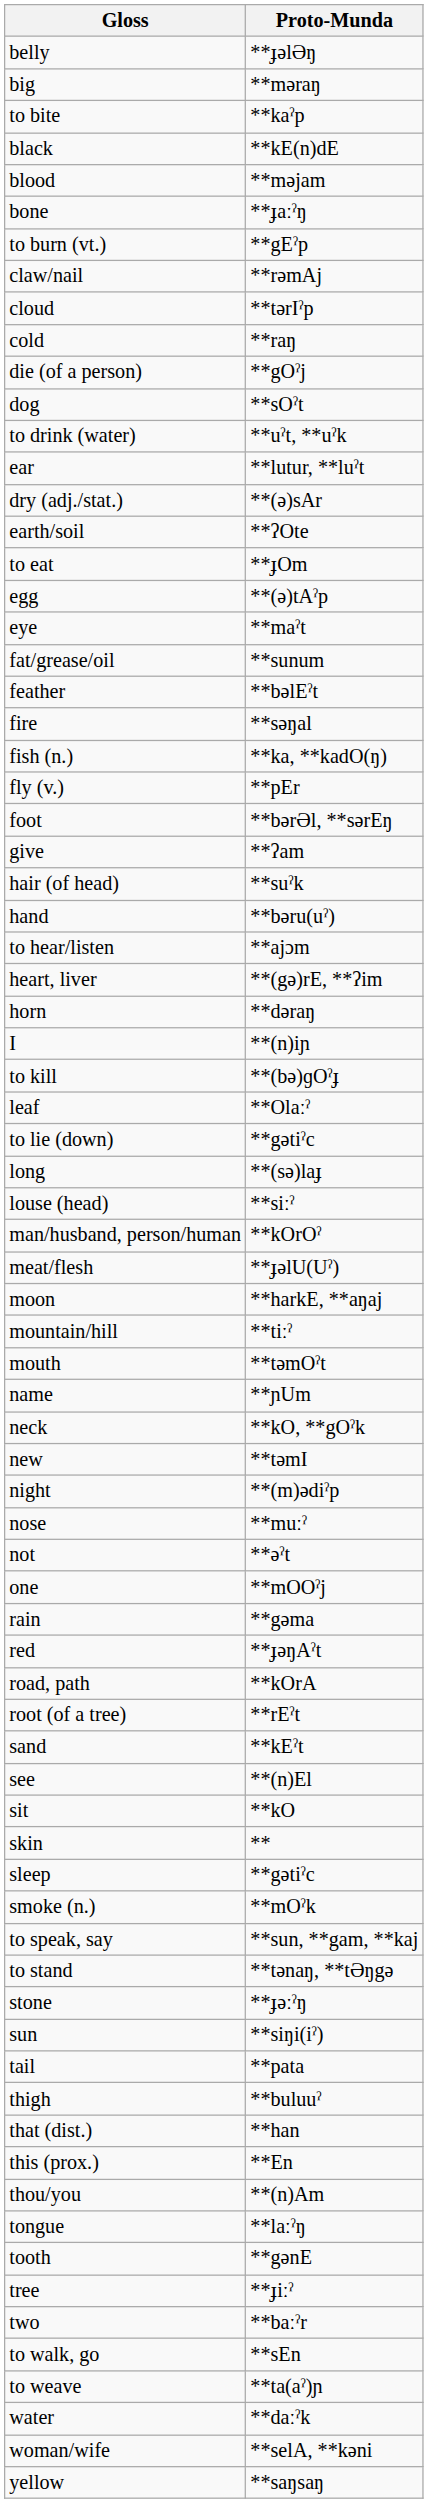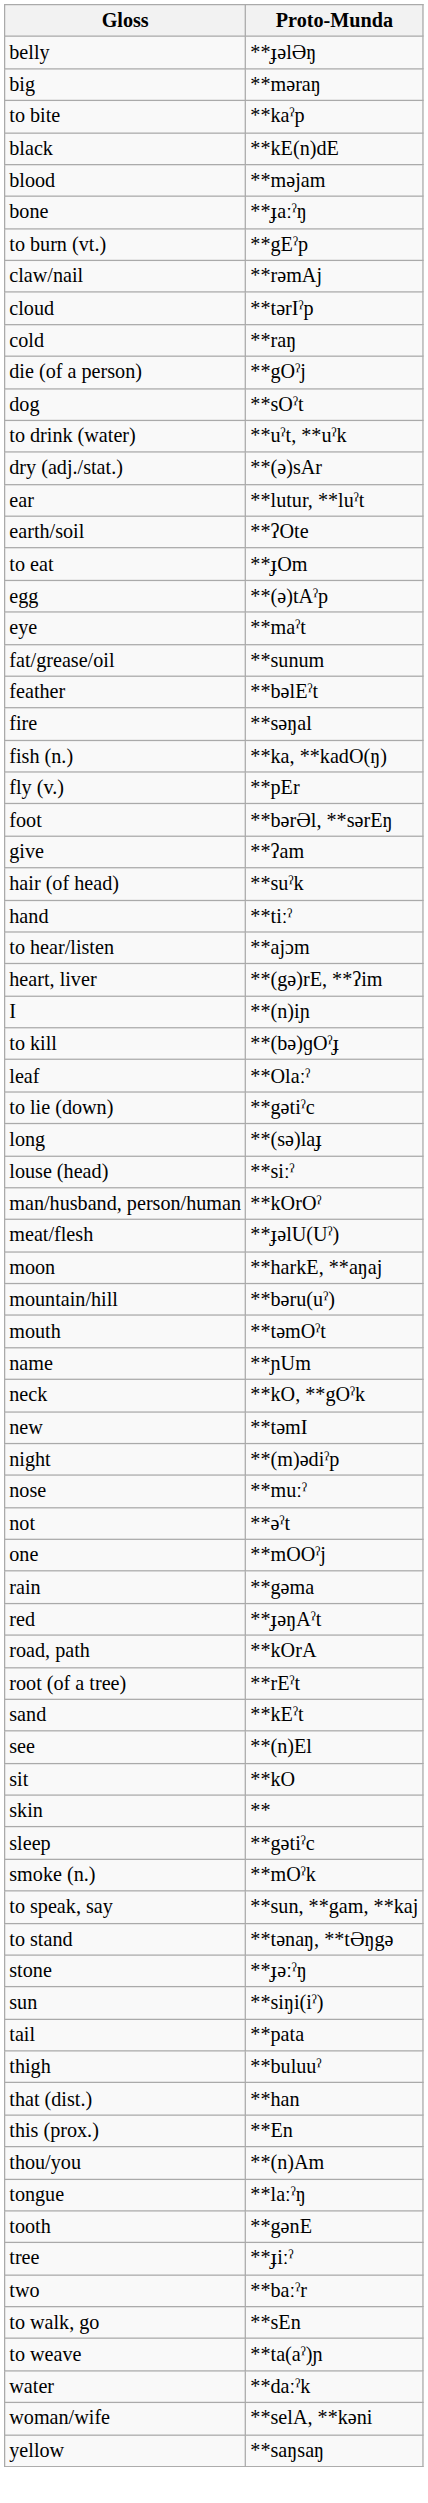rows swapped: (66, 500) <-> (22, 468)
(293, 915) **bəru(uˀ) -> (271, 915) **tiːˀ
- row: (28, 1011)
(271, 1331) **tiːˀ -> (293, 1299) **bəru(uˀ)
